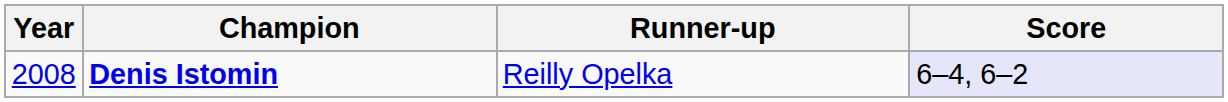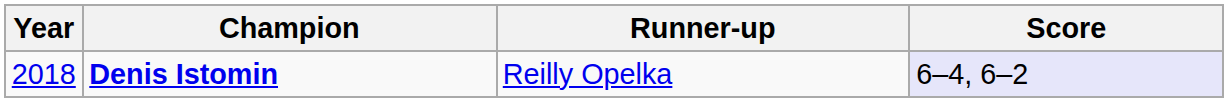(44, 74) 2008 -> (44, 74) 2018
